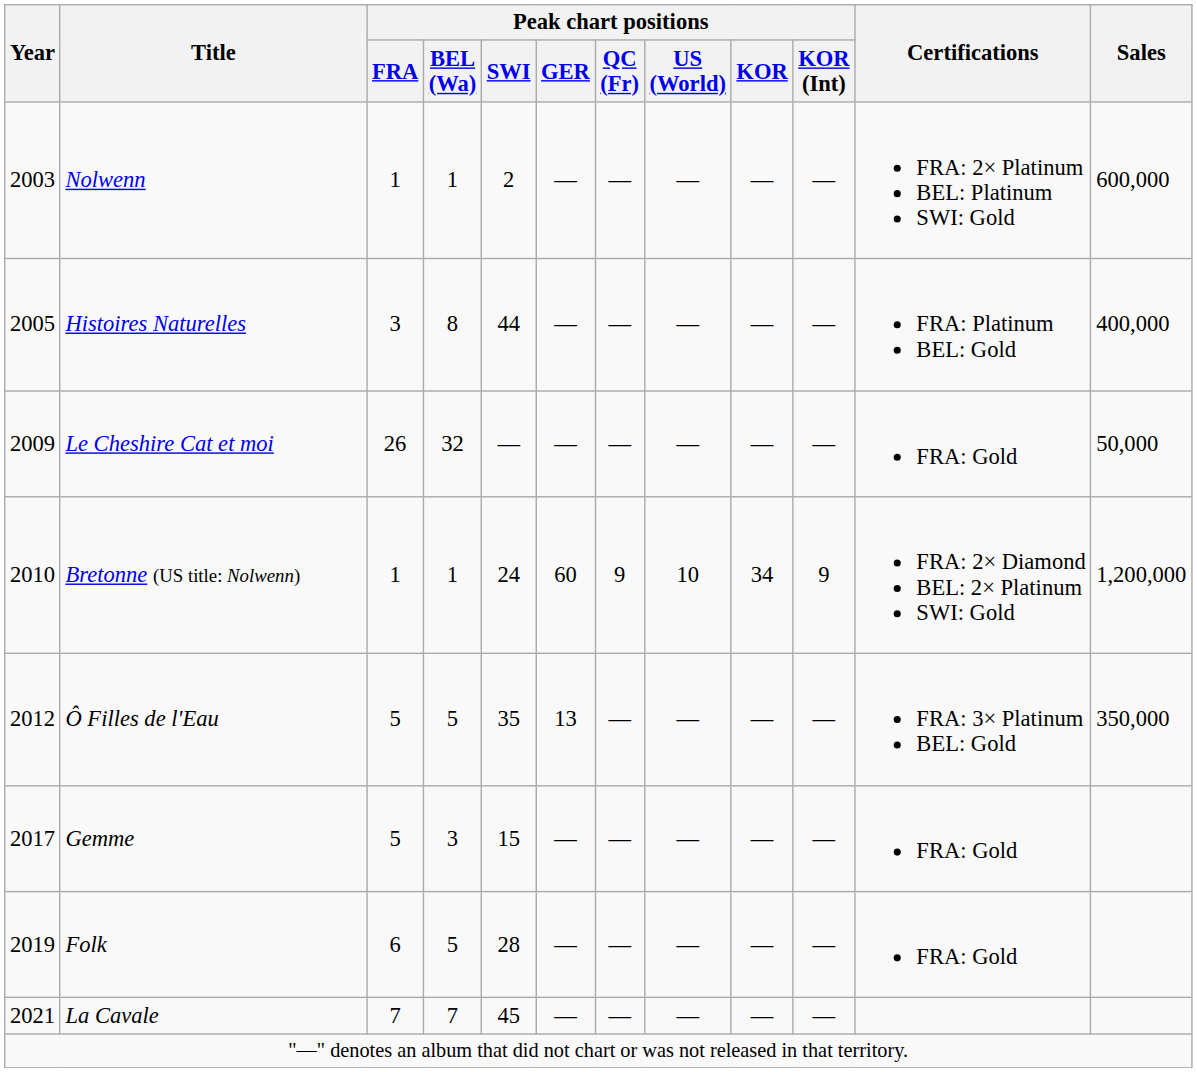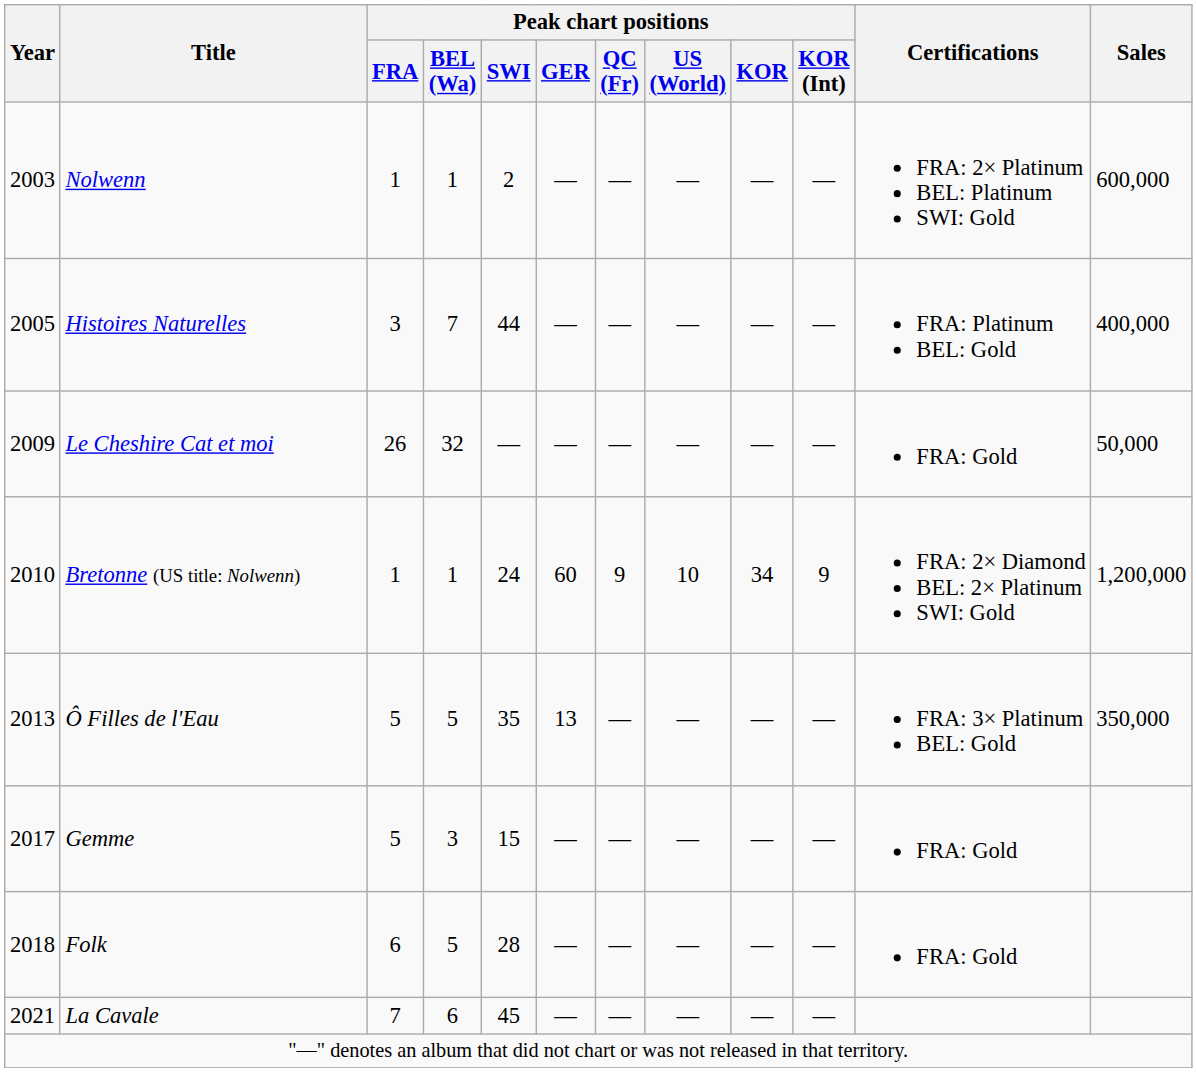(453, 324) 8 -> (453, 324) 7
(32, 719) 2012 -> (32, 719) 2013
(32, 944) 2019 -> (32, 944) 2018
(453, 1015) 7 -> (453, 1015) 6
